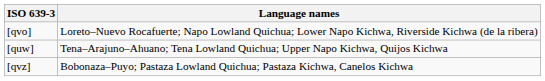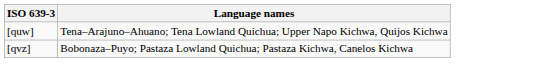- row: (19, 31)
